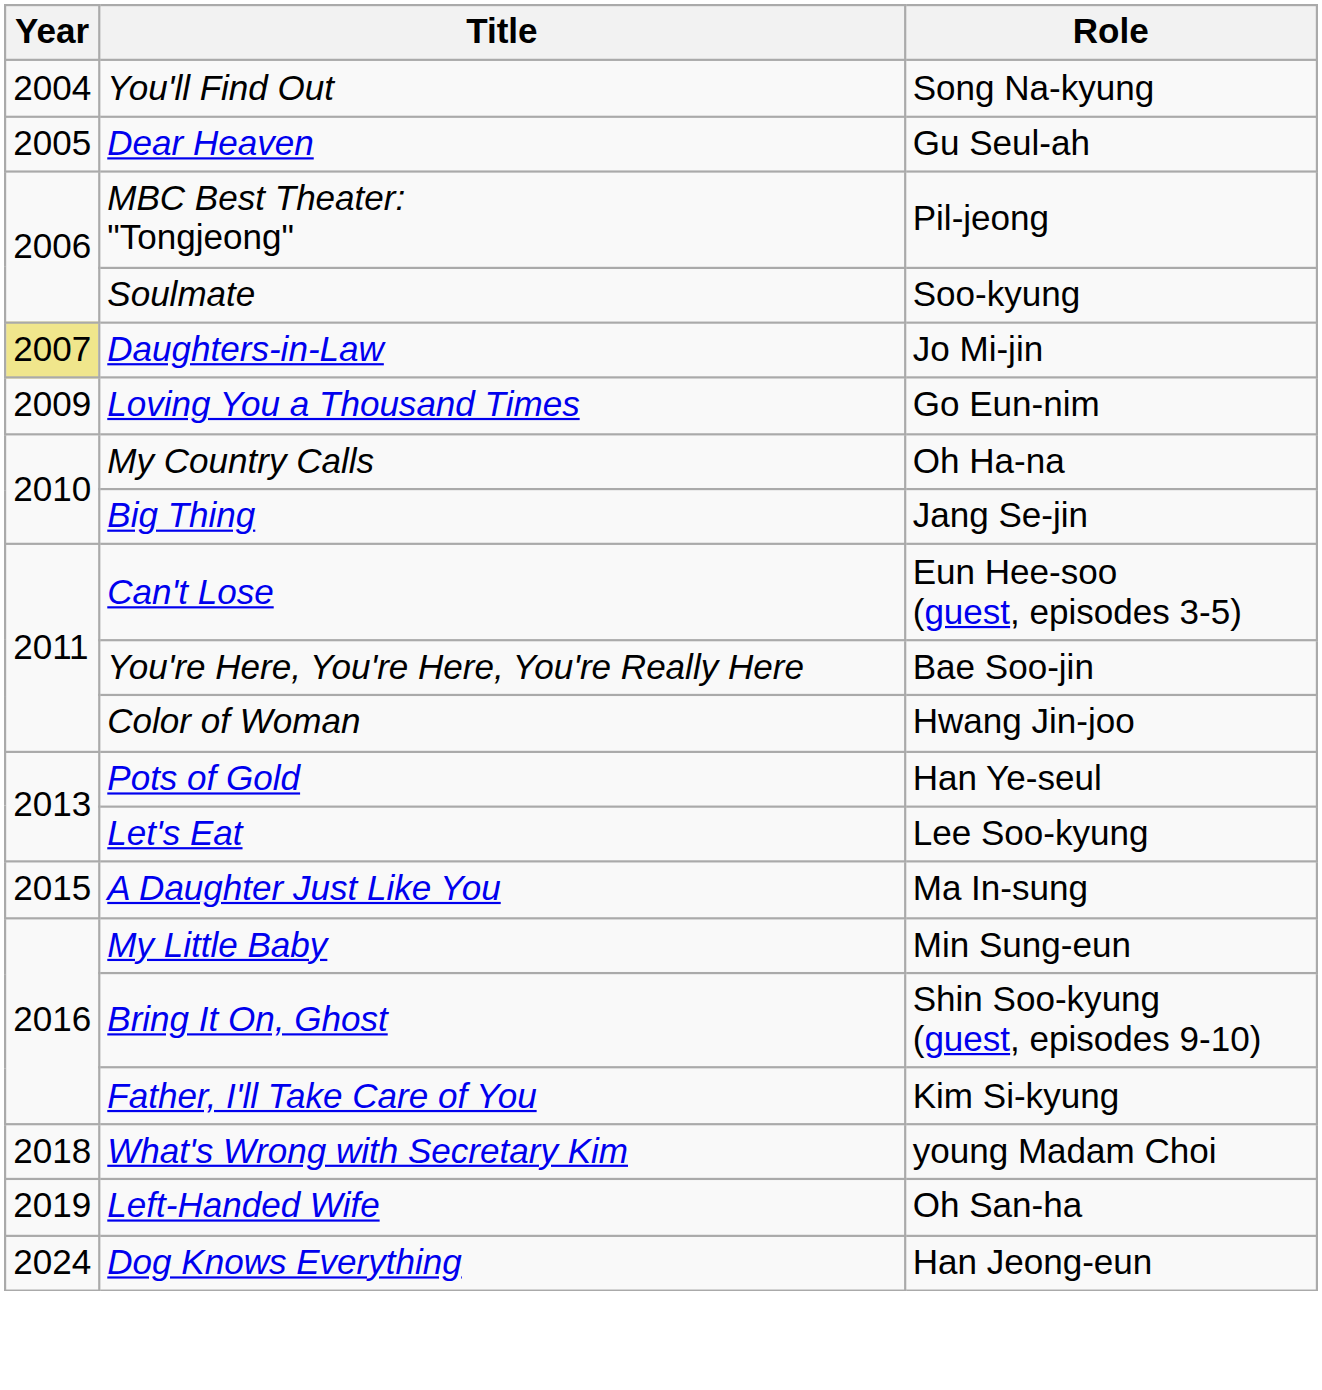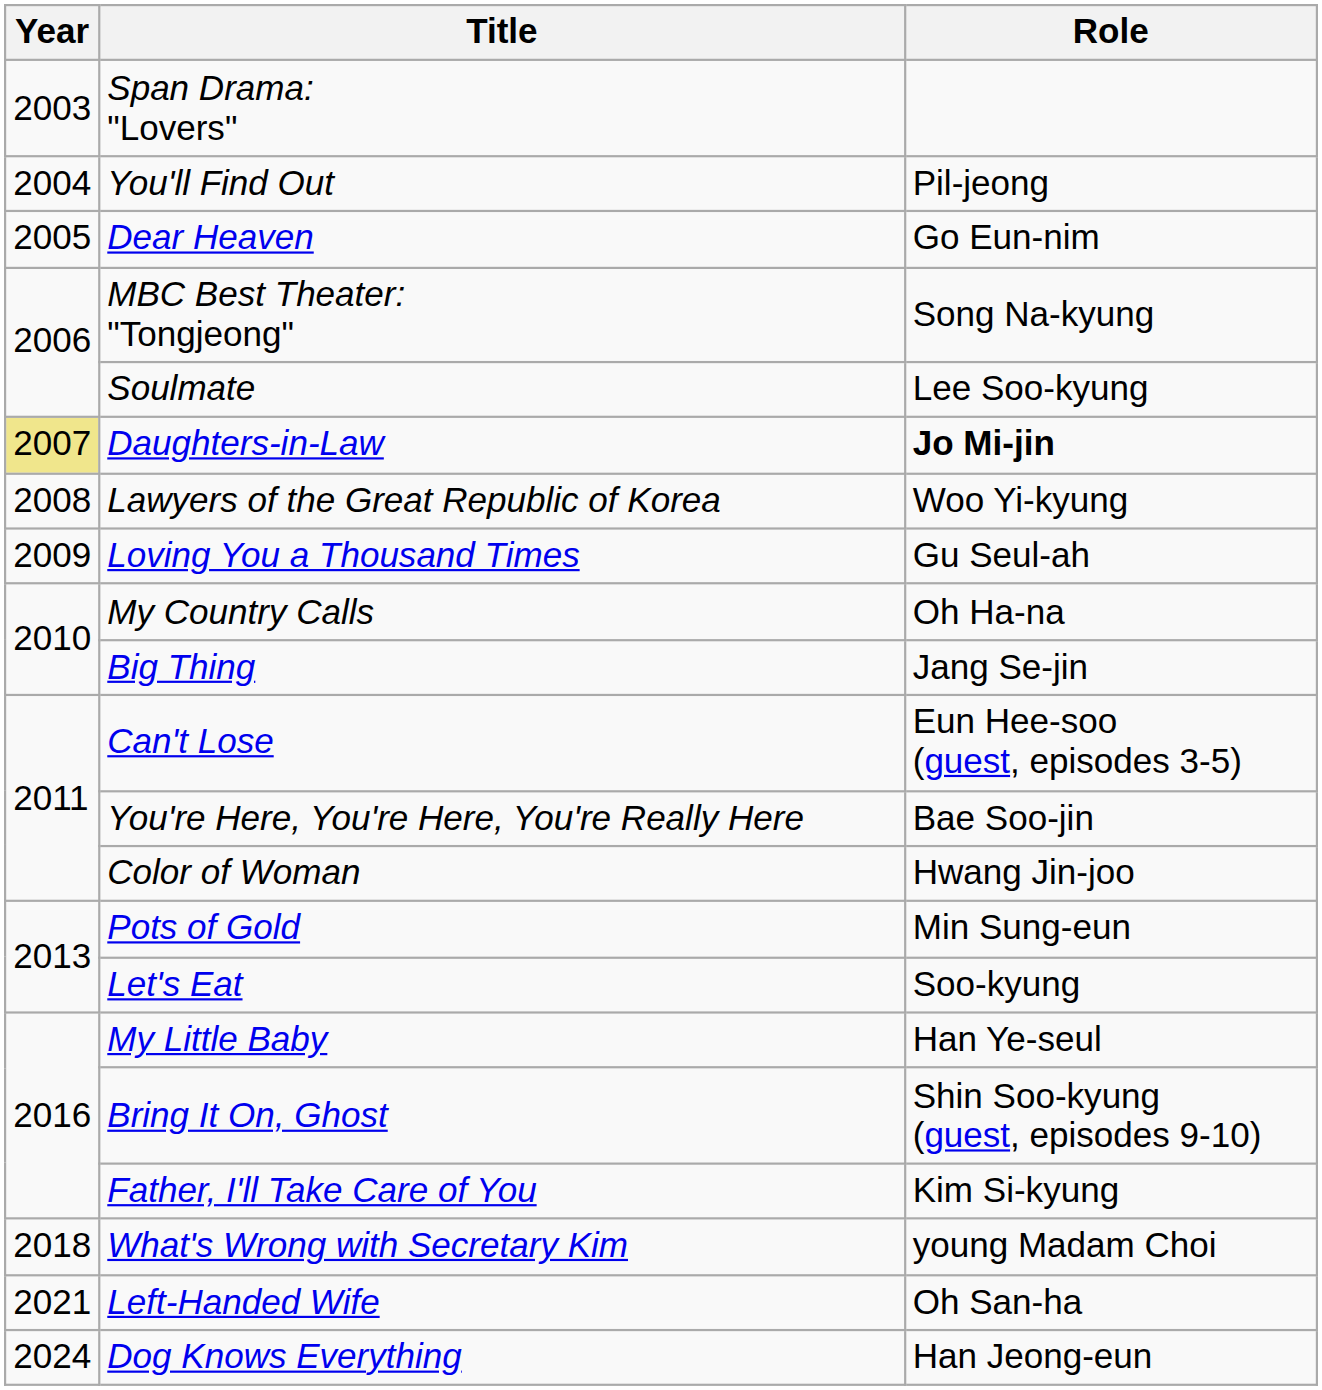+ row: (210, 107)
(1033, 87) Song Na-kyung -> (981, 182) Pil-jeong
(1001, 143) Gu Seul-ah -> (1006, 238) Go Eun-nim
(981, 218) Pil-jeong -> (1033, 313) Song Na-kyung
(996, 293) Soo-kyung -> (1031, 388) Lee Soo-kyung
(978, 349) normal -> (984, 444) bold
+ row: (414, 500)
(1006, 405) Go Eun-nim -> (1001, 555) Gu Seul-ah
(1007, 777) Han Ye-seul -> (1022, 928) Min Sung-eun
(1031, 833) Lee Soo-kyung -> (996, 984) Soo-kyung
- row: (304, 889)
(1022, 944) Min Sung-eun -> (1007, 1039) Han Ye-seul
(52, 1206) 2019 -> (52, 1301) 2021
